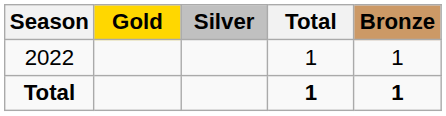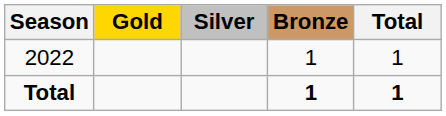columns swapped: (398, 22) <-> (311, 22)
